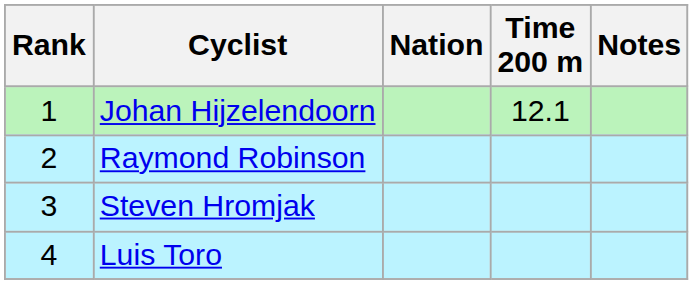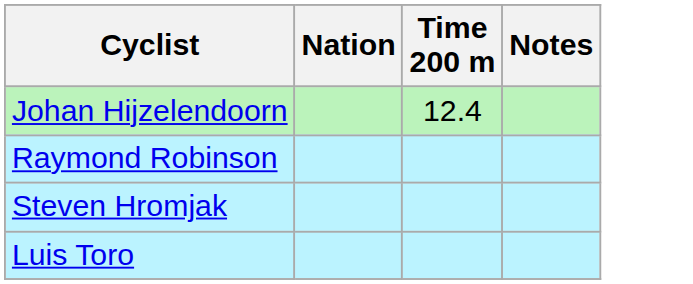- column: (49, 45)
(540, 110) 12.1 -> (452, 110) 12.4
